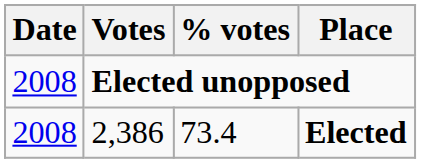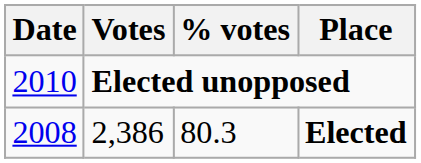(45, 81) 2008 -> (45, 81) 2010
(208, 132) 73.4 -> (208, 132) 80.3
